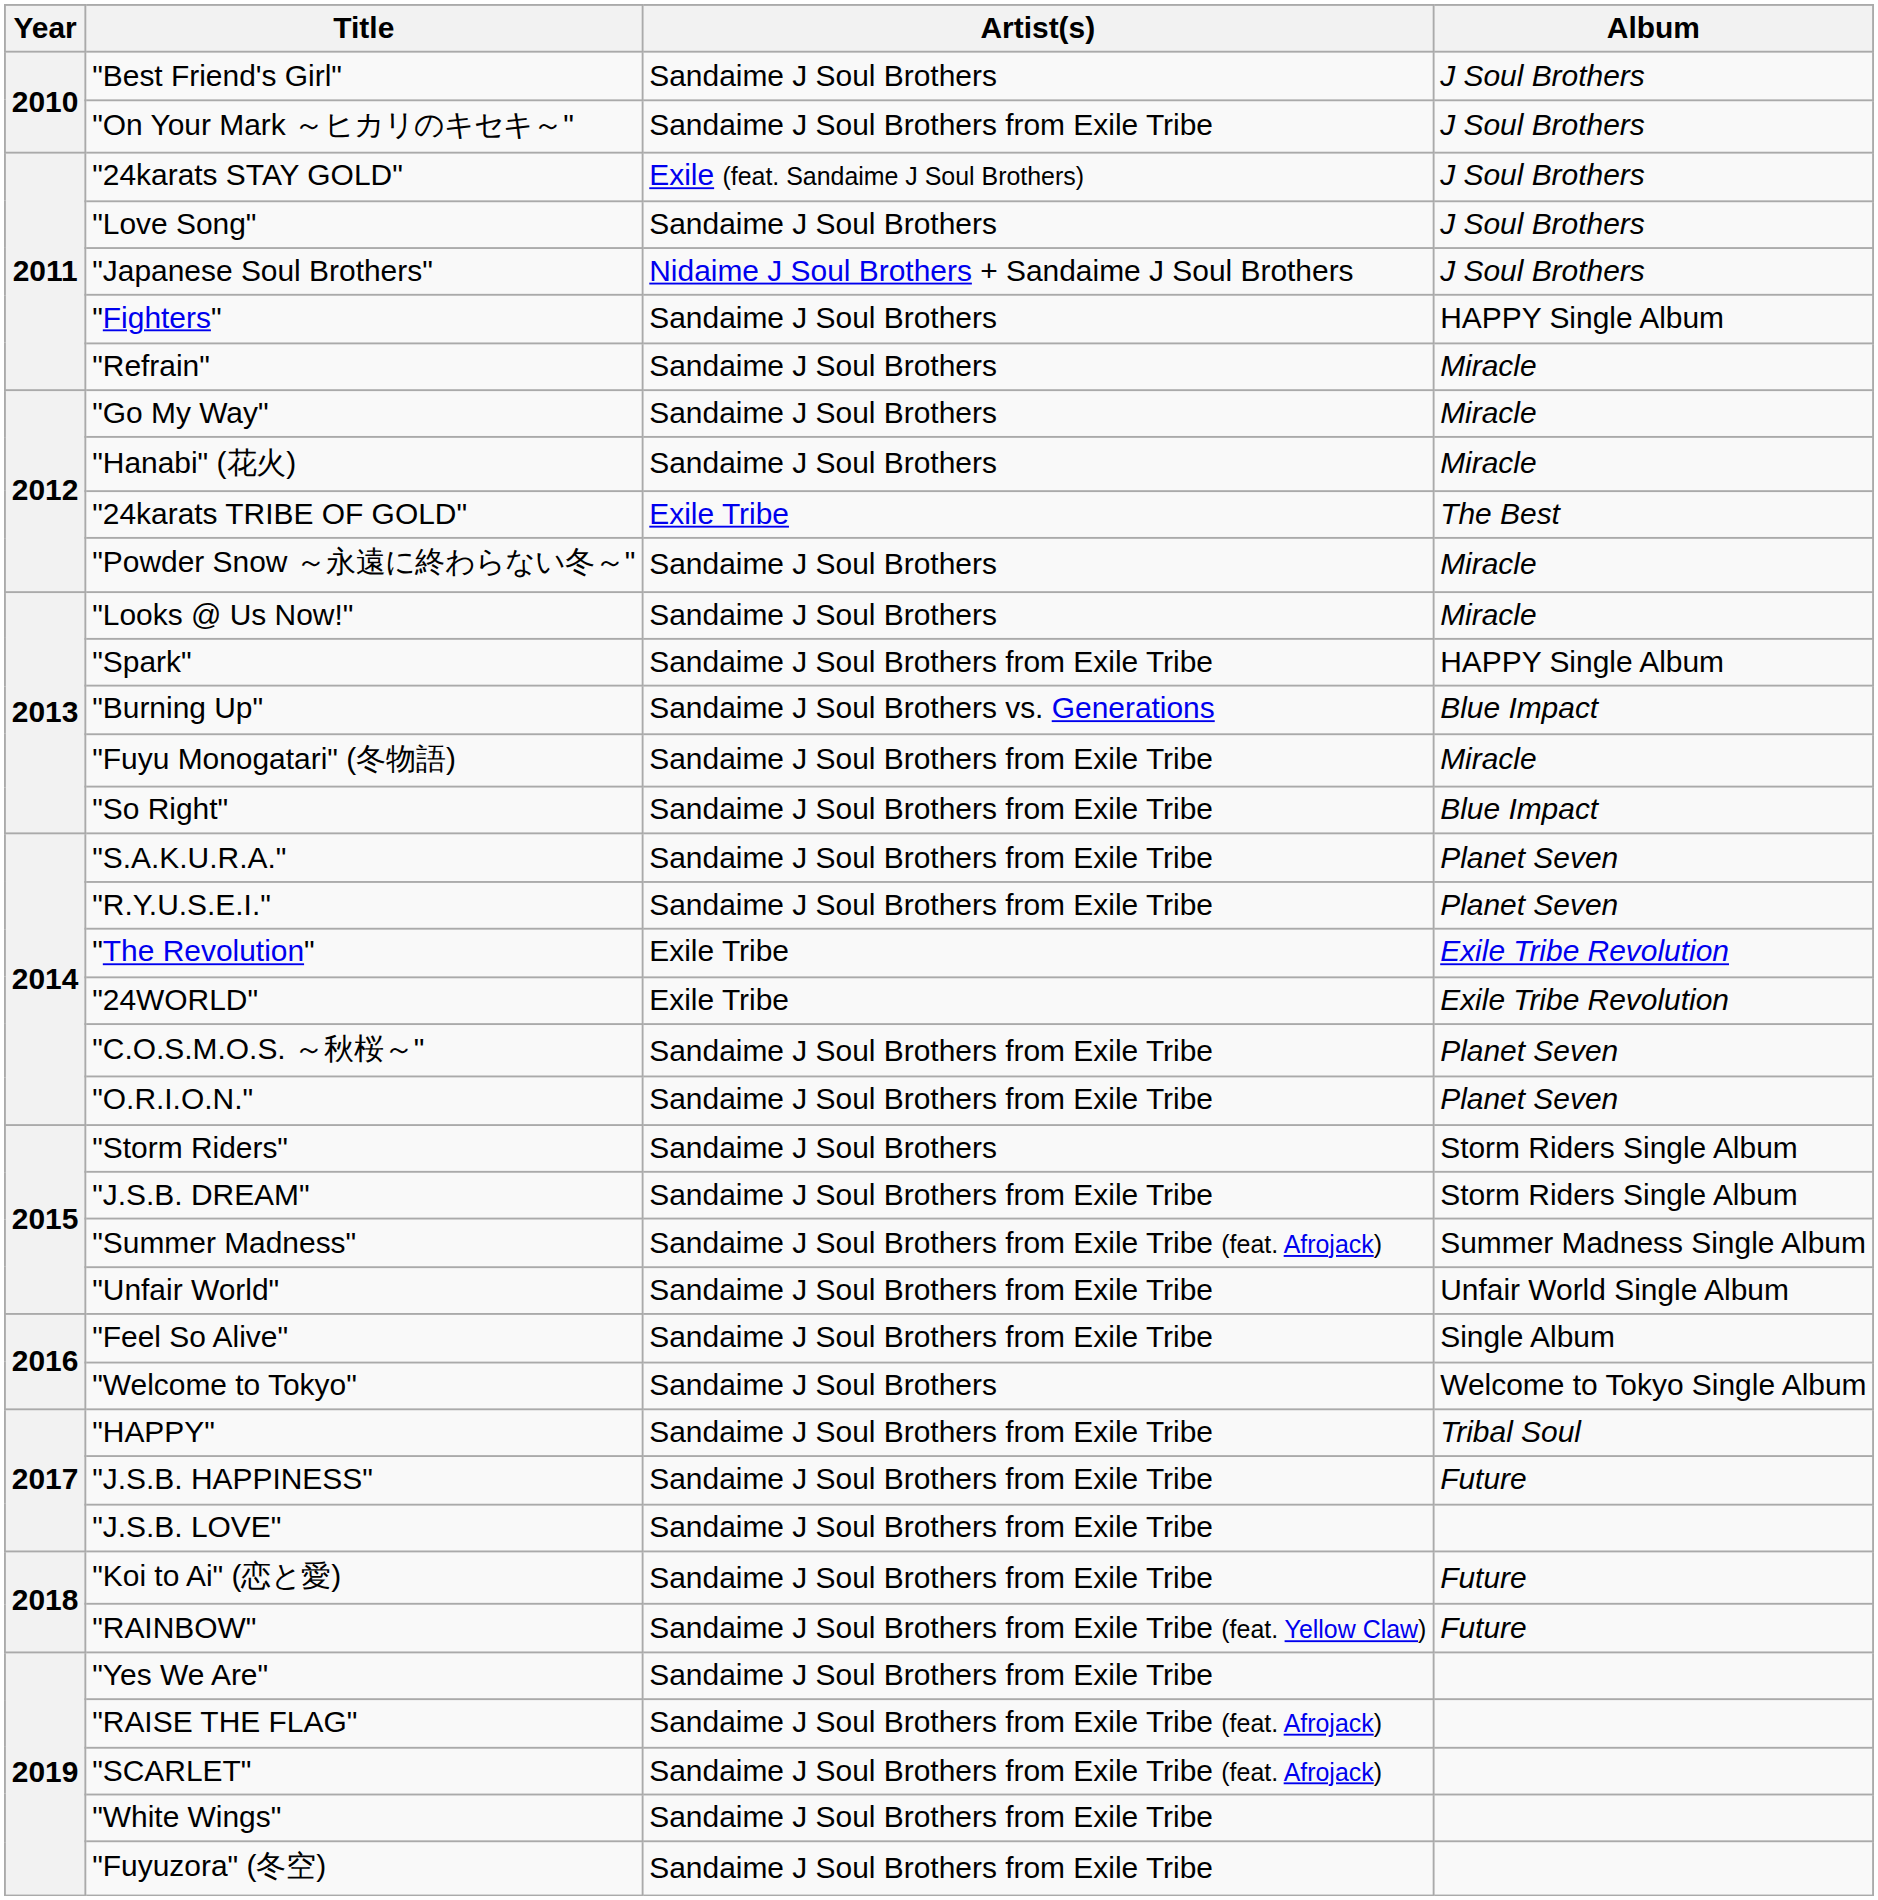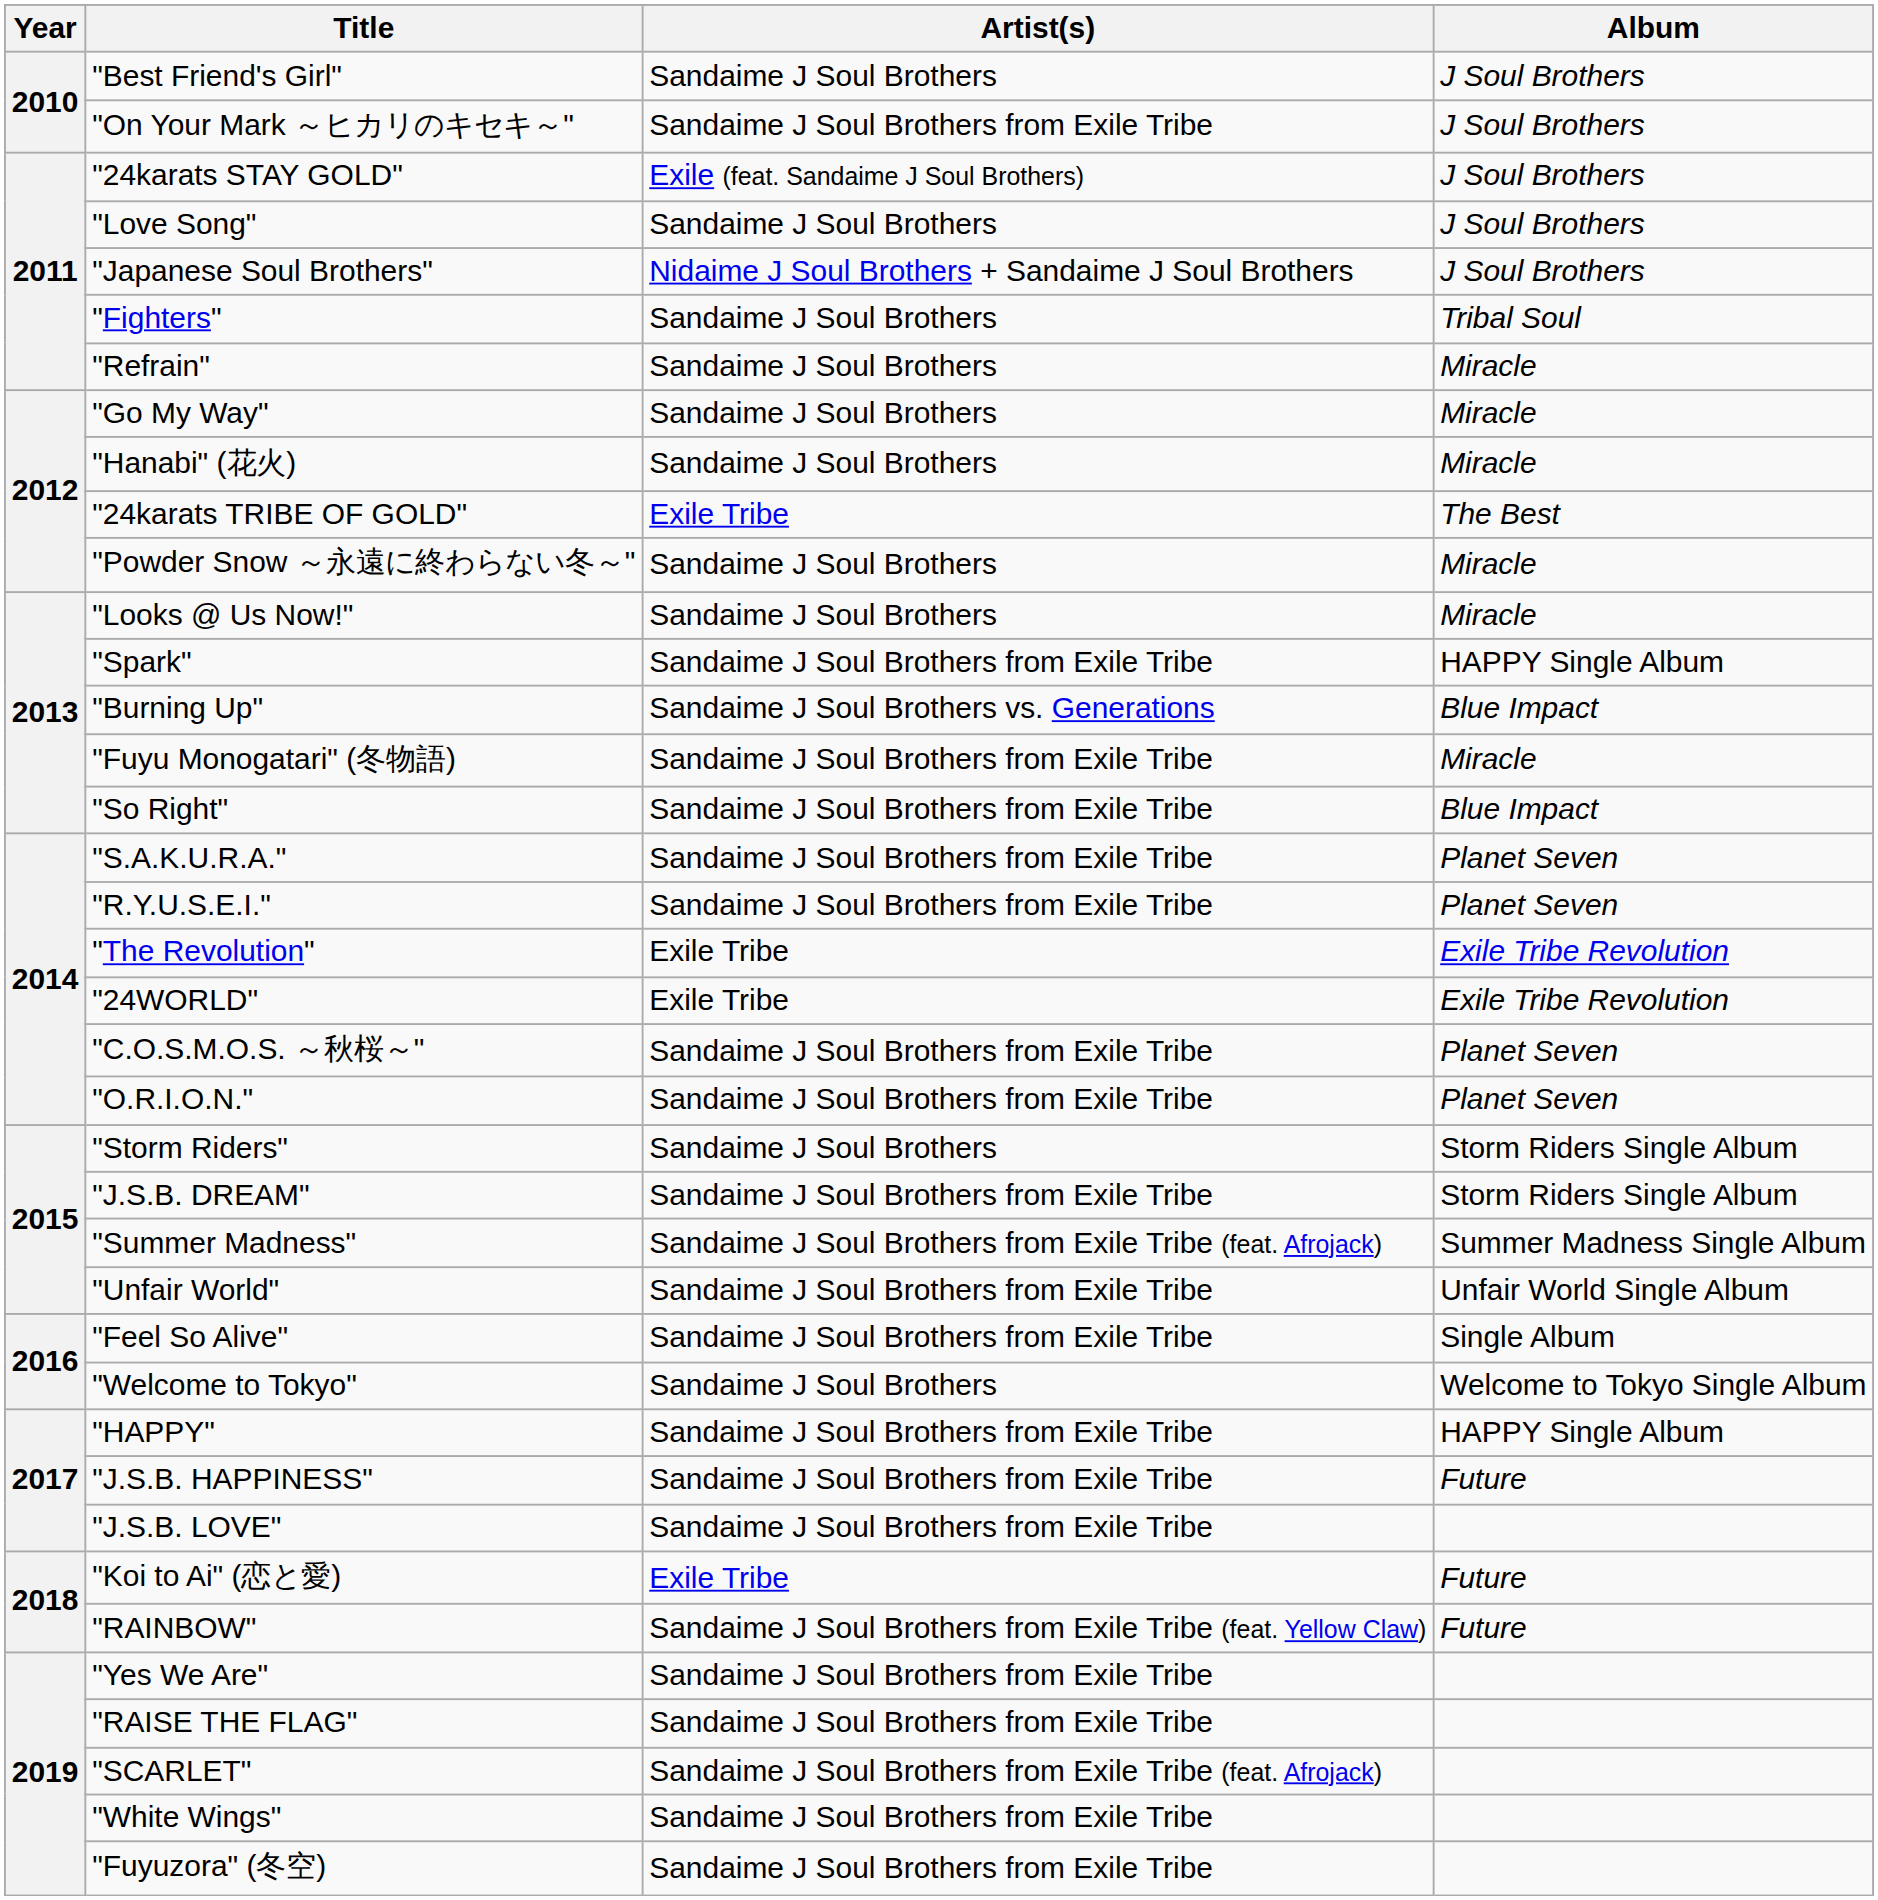(1582, 318) HAPPY Single Album -> (1511, 318) Tribal Soul
(1511, 1432) Tribal Soul -> (1582, 1432) HAPPY Single Album
(931, 1577) Sandaime J Soul Brothers from Exile Tribe -> (719, 1577) Exile Tribe
(1016, 1722) Sandaime J Soul Brothers from Exile Tribe (feat. Afrojack) -> (931, 1722) Sandaime J Soul Brothers from Exile Tribe
